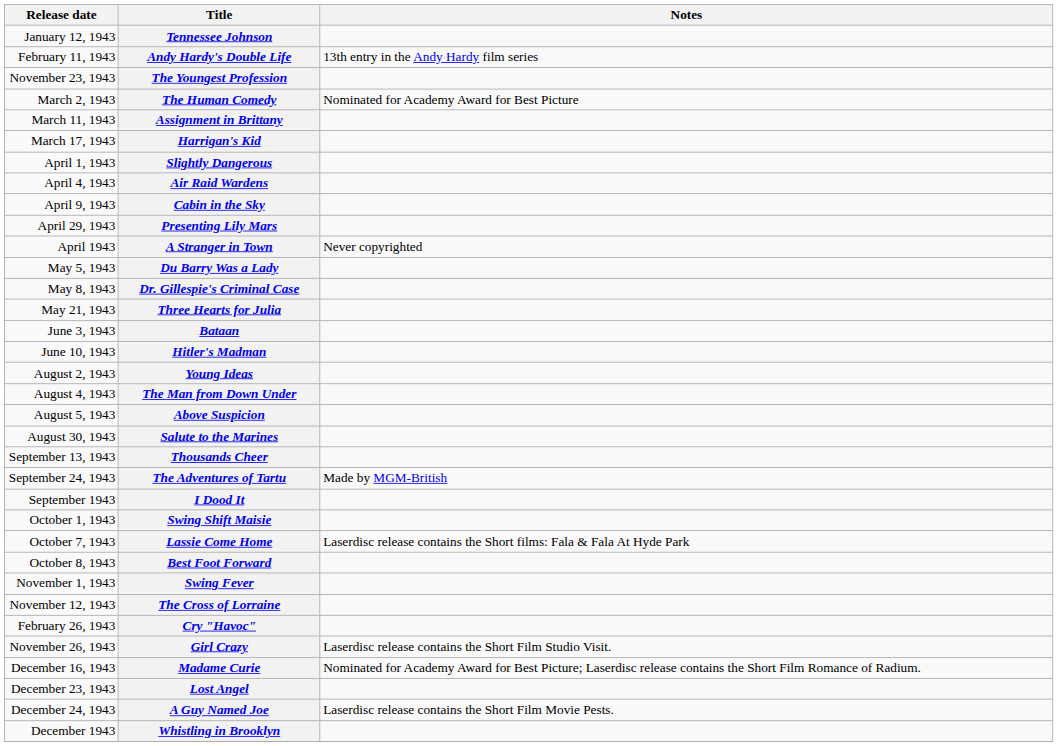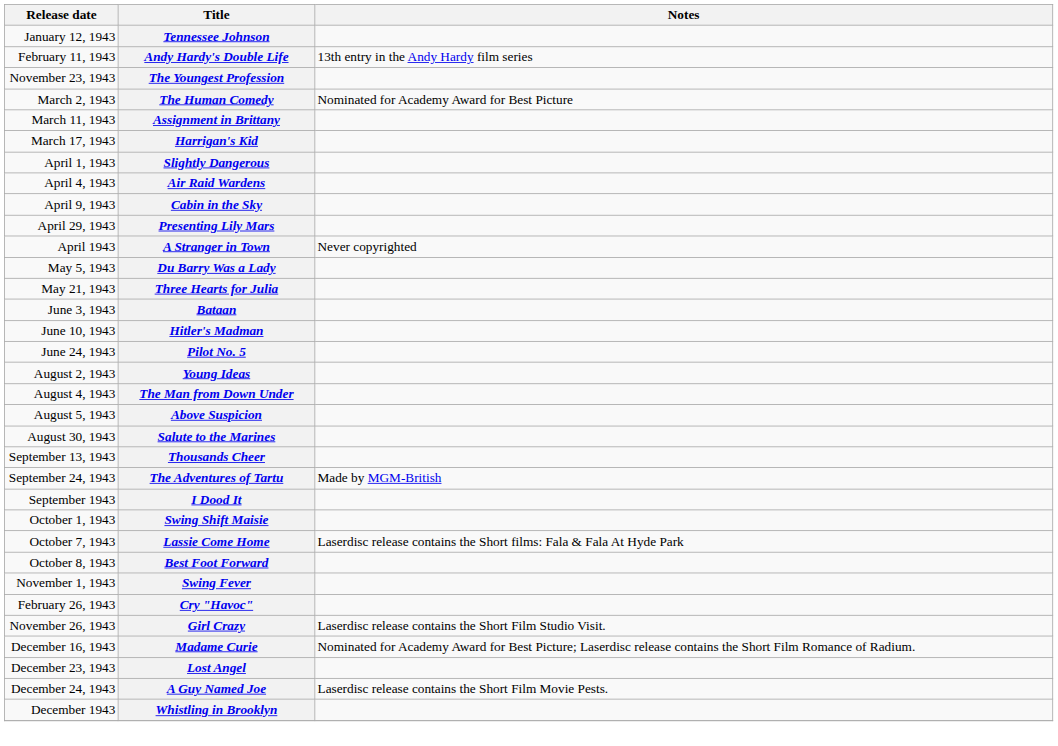- row: (219, 288)
+ row: (216, 352)
- row: (219, 604)
